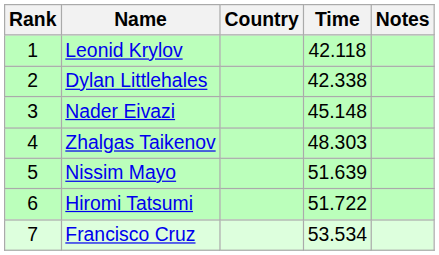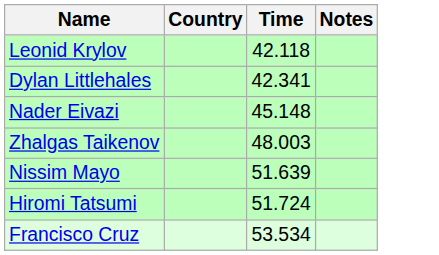- column: (33, 19)
(337, 81) 42.338 -> (281, 81) 42.341
(337, 142) 48.303 -> (281, 142) 48.003
(337, 204) 51.722 -> (281, 204) 51.724
